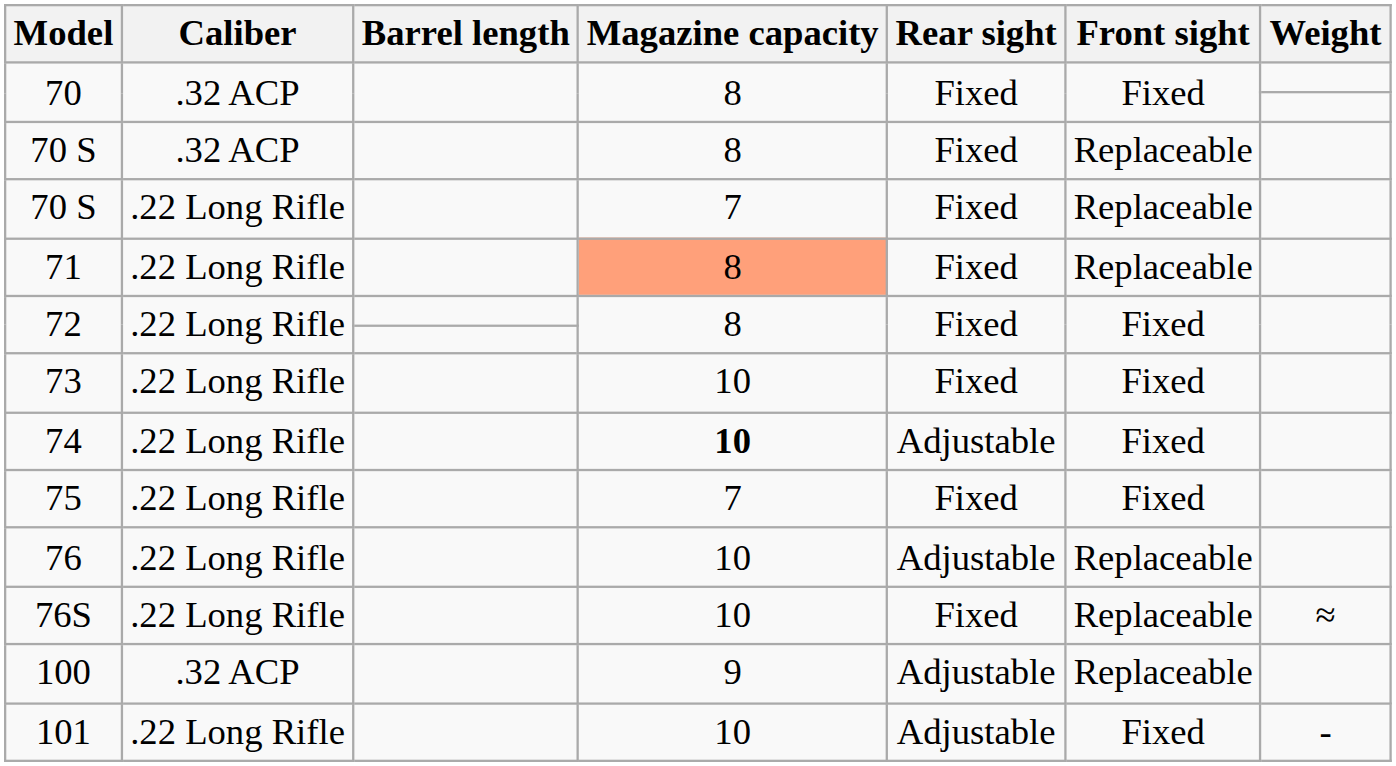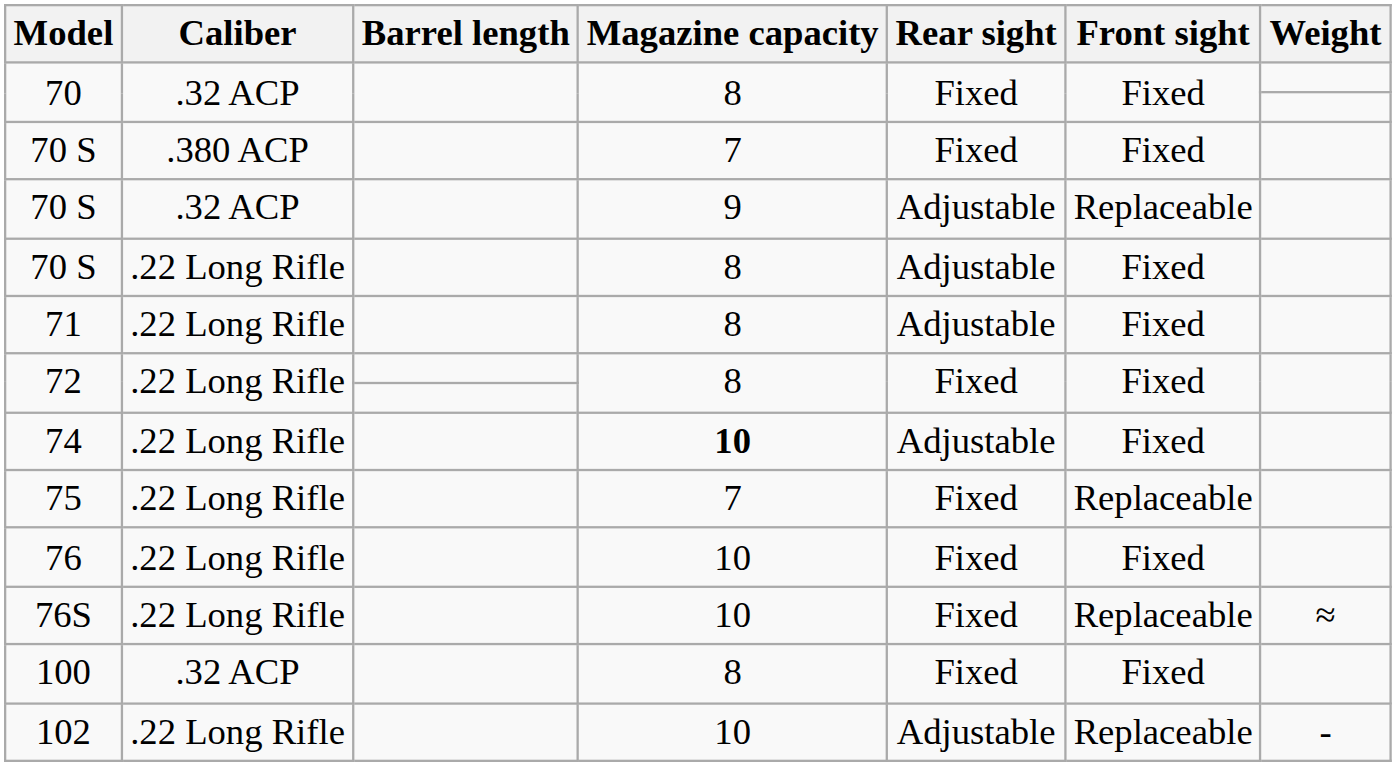+ row: (63, 149)
(733, 149) 8 -> (733, 207) 9
(976, 149) Fixed -> (976, 207) Adjustable
(733, 207) 7 -> (733, 265) 8
(976, 207) Fixed -> (976, 265) Adjustable
(1163, 207) Replaceable -> (1163, 265) Fixed
(733, 265) lightsalmon background -> (733, 324) no background
(976, 265) Fixed -> (976, 324) Adjustable
(1163, 265) Replaceable -> (1163, 324) Fixed
- row: (63, 382)
(1163, 498) Fixed -> (1163, 498) Replaceable
(976, 556) Adjustable -> (976, 556) Fixed
(1163, 556) Replaceable -> (1163, 556) Fixed
(733, 672) 9 -> (733, 672) 8
(976, 672) Adjustable -> (976, 672) Fixed
(1163, 672) Replaceable -> (1163, 672) Fixed
- row: (63, 730)
+ row: (63, 730)
